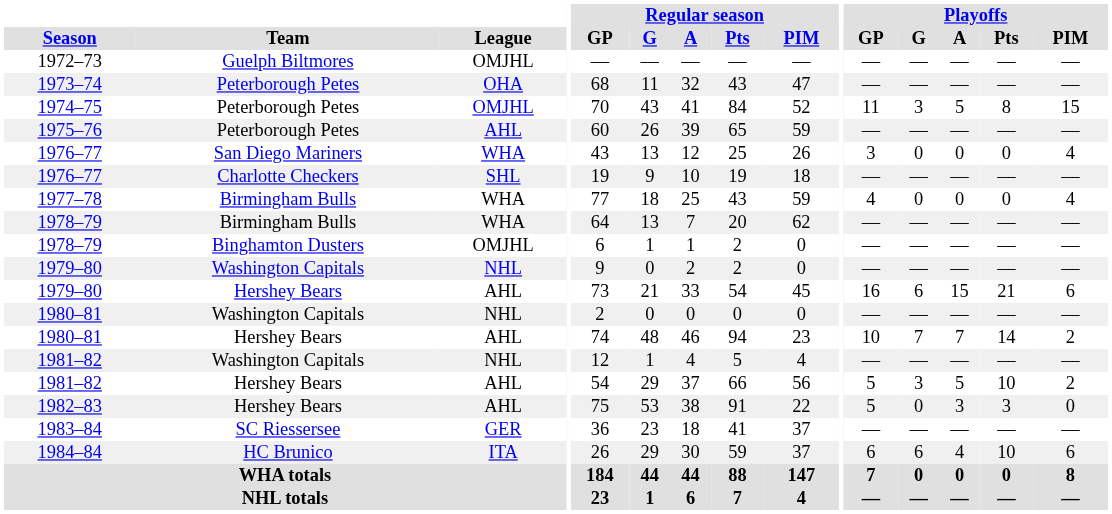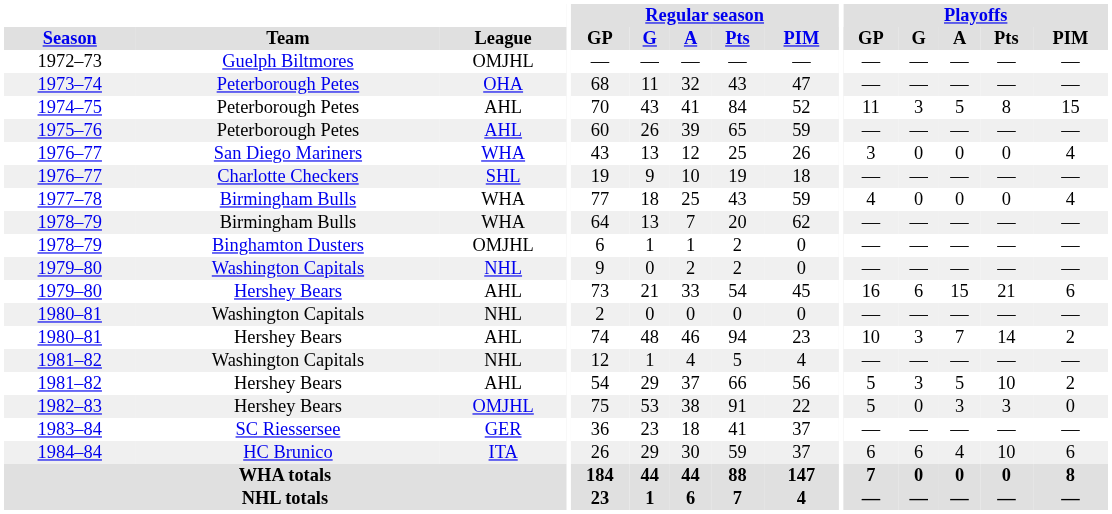(503, 107) OMJHL -> (503, 107) AHL
(919, 337) 7 -> (919, 337) 3
(503, 406) AHL -> (503, 406) OMJHL
